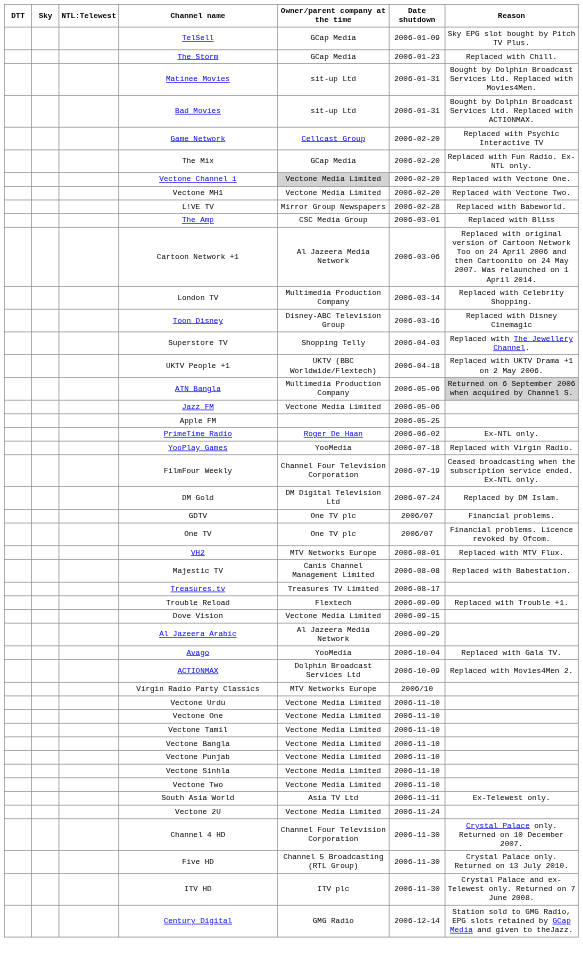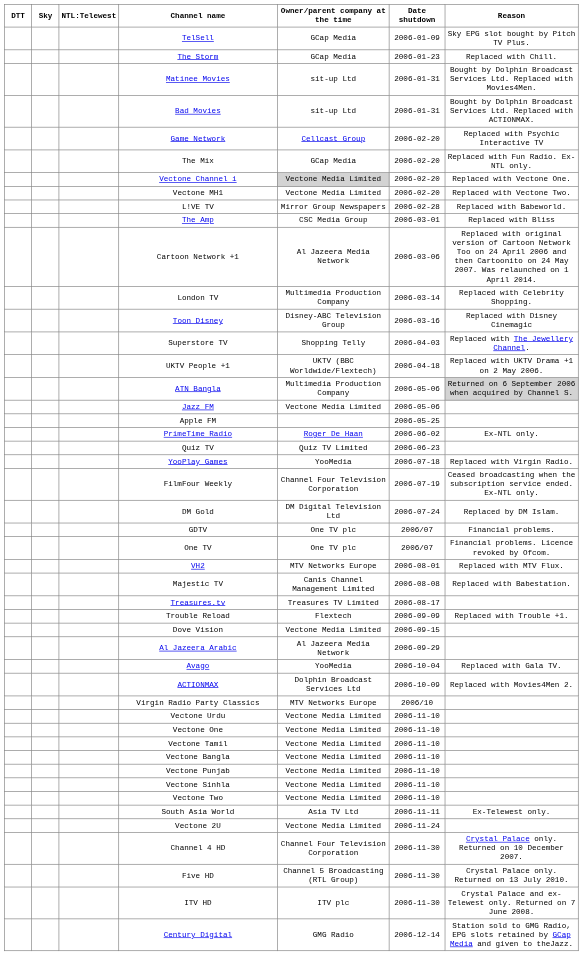+ row: (198, 448)
